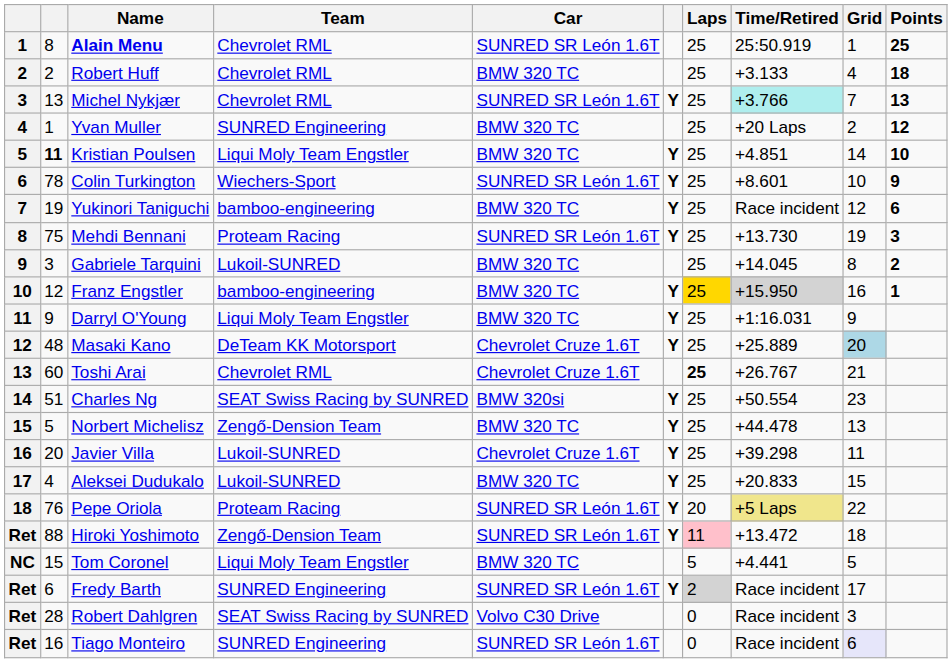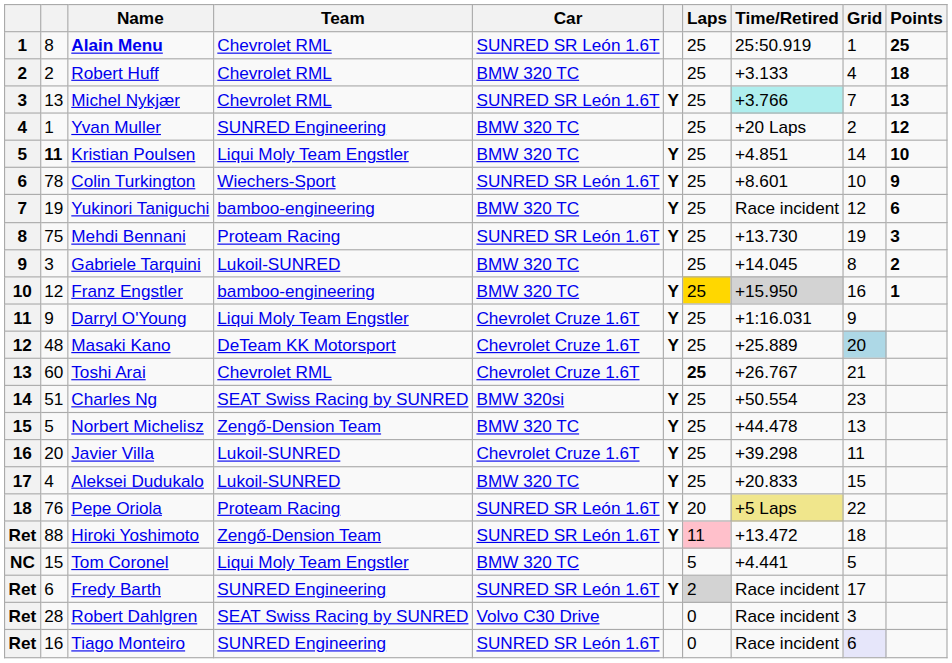(528, 317) BMW 320 TC -> (558, 317) Chevrolet Cruze 1.6T
